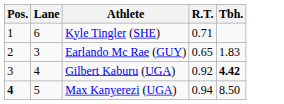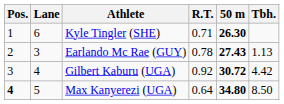+ column: (233, 14)
(202, 52) 0.65 -> (202, 52) 0.78
(230, 52) 1.83 -> (262, 52) 1.13
(230, 71) bold -> (262, 71) normal
(202, 90) 0.94 -> (202, 90) 0.64
